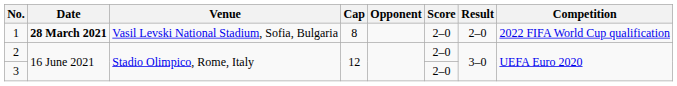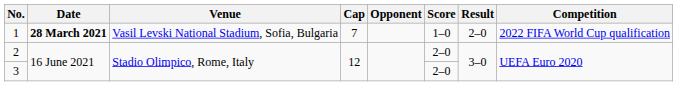(354, 33) 8 -> (354, 33) 7
(441, 33) 2–0 -> (441, 33) 1–0
